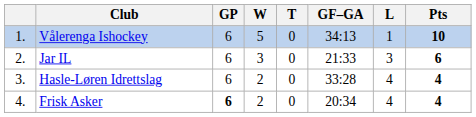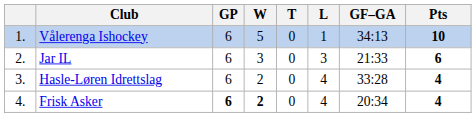columns swapped: (389, 15) <-> (341, 15)
(260, 101) normal -> (260, 101) bold
